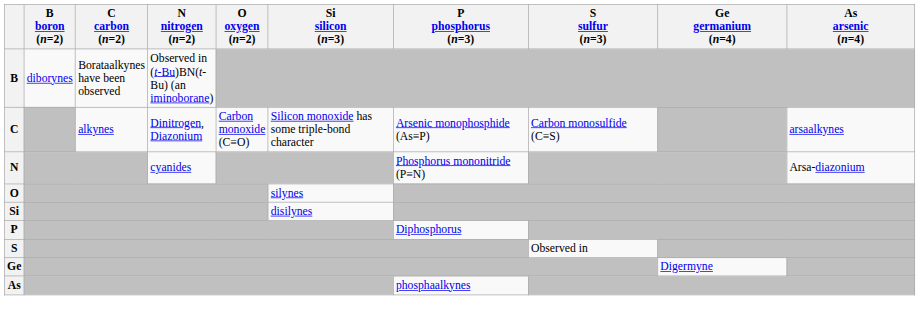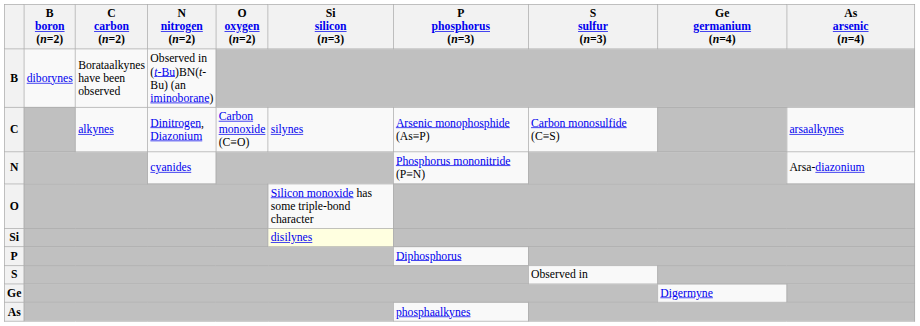(321, 129) Silicon monoxide has some triple-bond character -> (287, 129) silynes
(287, 192) silynes -> (321, 206) Silicon monoxide has some triple-bond character
(292, 211) no background -> (292, 237) lightyellow background
